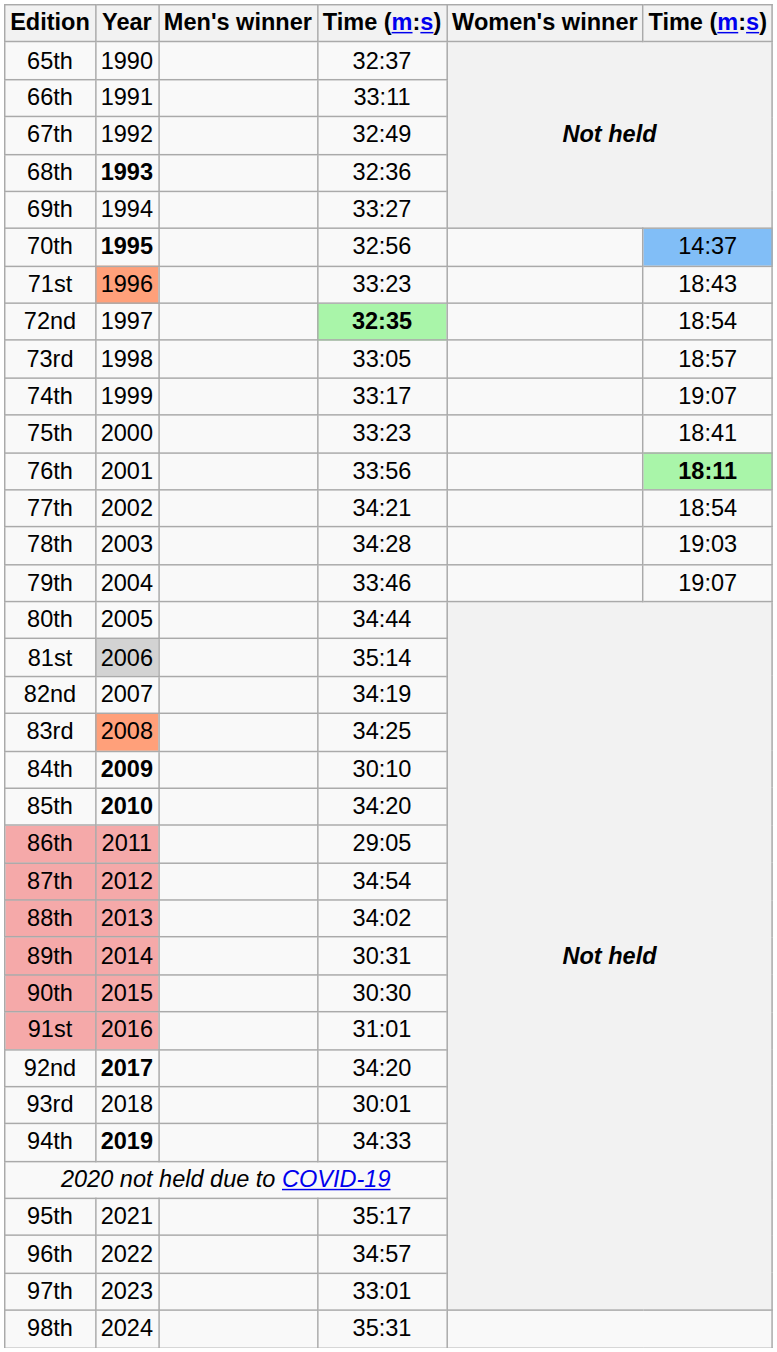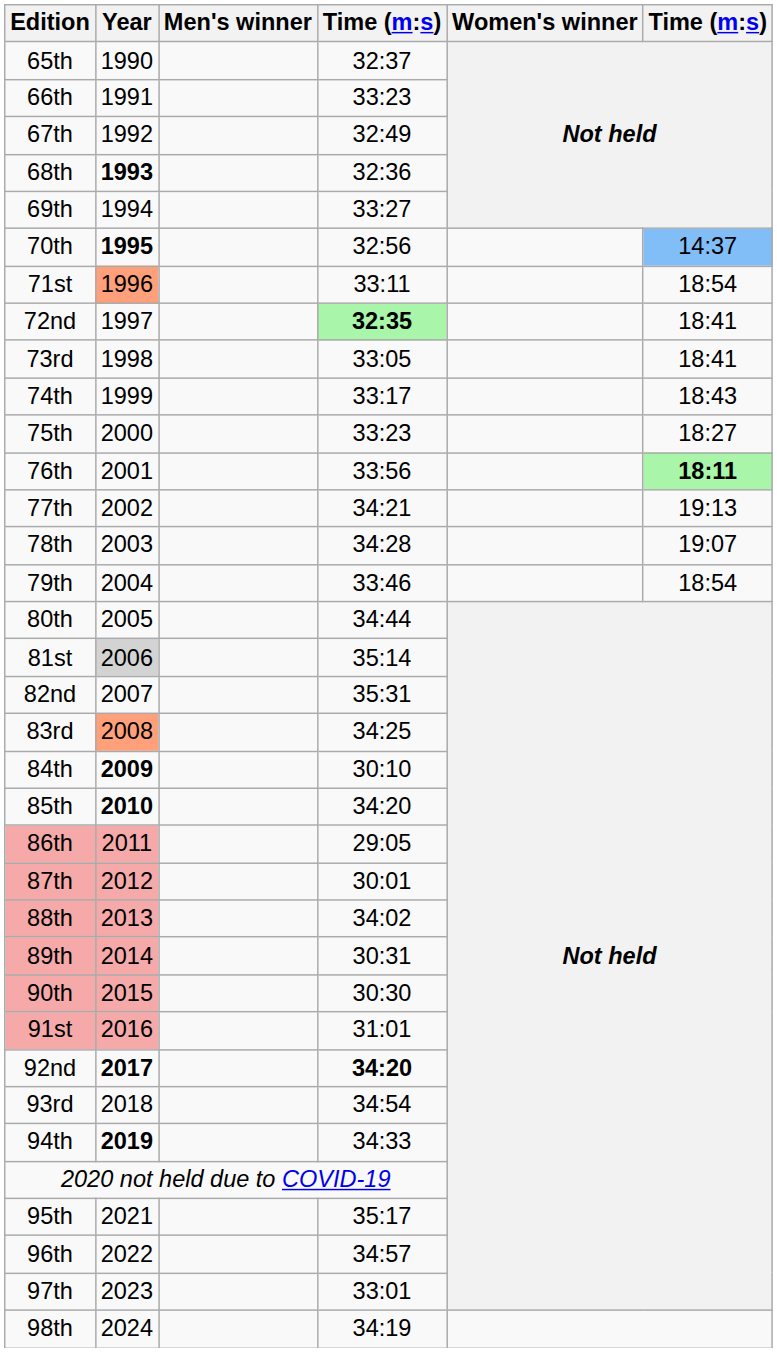(382, 97) 33:11 -> (382, 97) 33:23
(382, 284) 33:23 -> (382, 284) 33:11
(708, 284) 18:43 -> (708, 284) 18:54
(708, 321) 18:54 -> (708, 321) 18:41
(708, 358) 18:57 -> (708, 358) 18:41
(708, 396) 19:07 -> (708, 396) 18:43
(708, 433) 18:41 -> (708, 433) 18:27
(708, 508) 18:54 -> (708, 508) 19:13
(708, 545) 19:03 -> (708, 545) 19:07
(708, 582) 19:07 -> (708, 582) 18:54
(382, 694) 34:19 -> (382, 694) 35:31
(382, 881) 34:54 -> (382, 881) 30:01
(382, 1067) normal -> (382, 1067) bold
(382, 1104) 30:01 -> (382, 1104) 34:54
(382, 1328) 35:31 -> (382, 1328) 34:19
